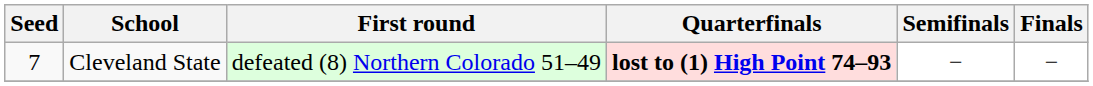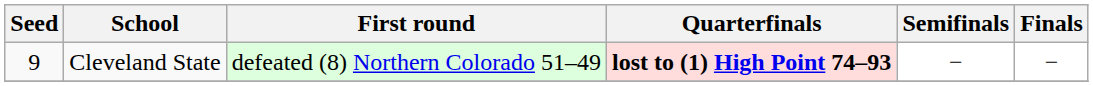(34, 61) 7 -> (34, 61) 9
